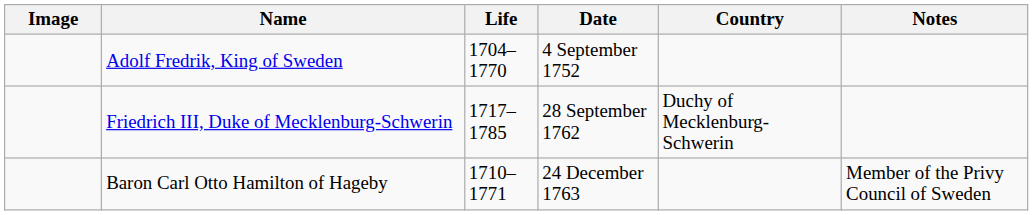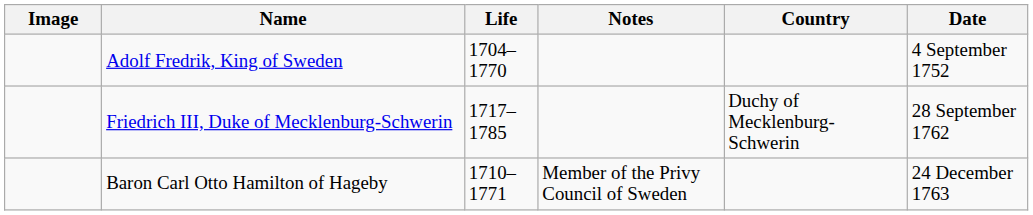columns swapped: (598, 19) <-> (935, 19)
